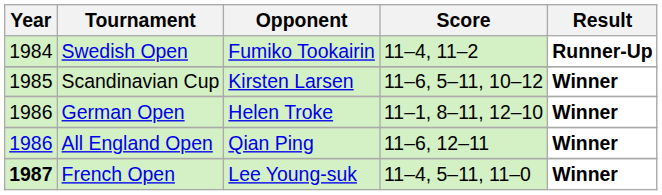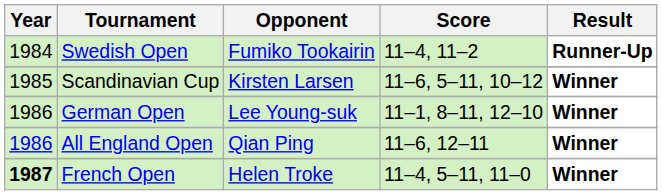(281, 113) Helen Troke -> (293, 113) Lee Young-suk
(293, 174) Lee Young-suk -> (281, 174) Helen Troke
